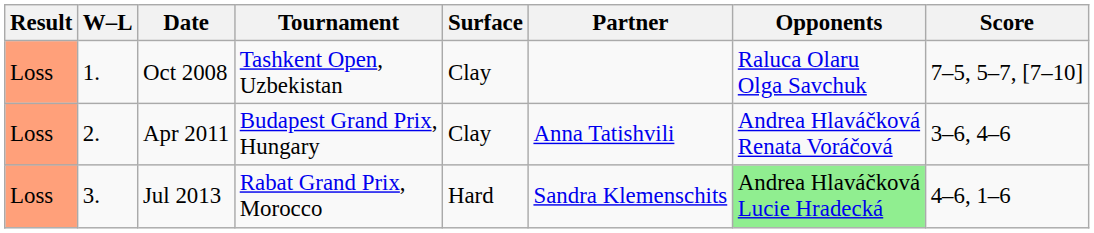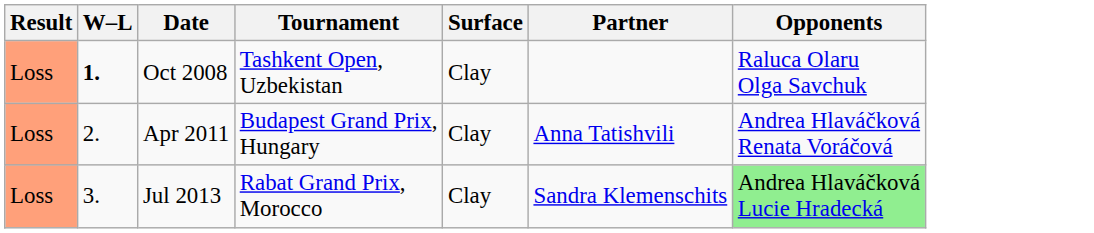- column: (1007, 22)
(91, 71) normal -> (91, 71) bold
(471, 195) Hard -> (470, 195) Clay
